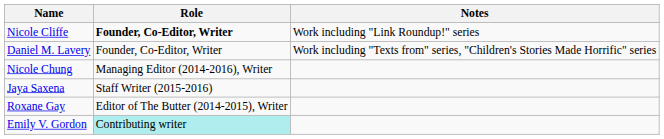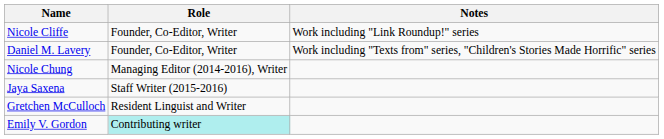(164, 32) bold -> (174, 32) normal
- row: (36, 106)
+ row: (56, 106)
